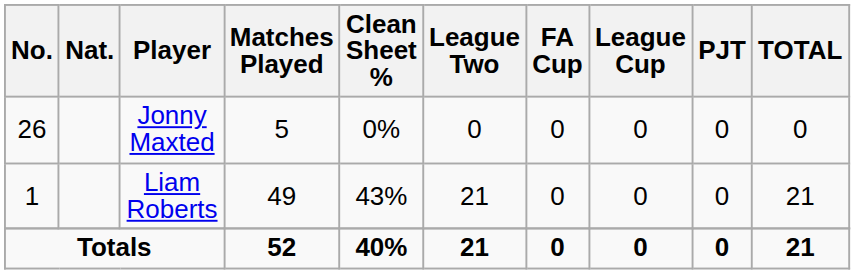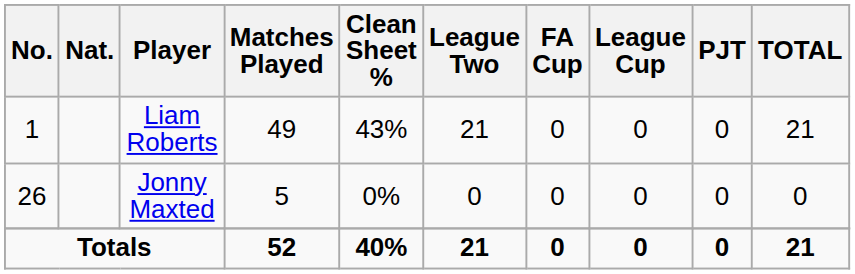rows swapped: (172, 195) <-> (172, 129)
